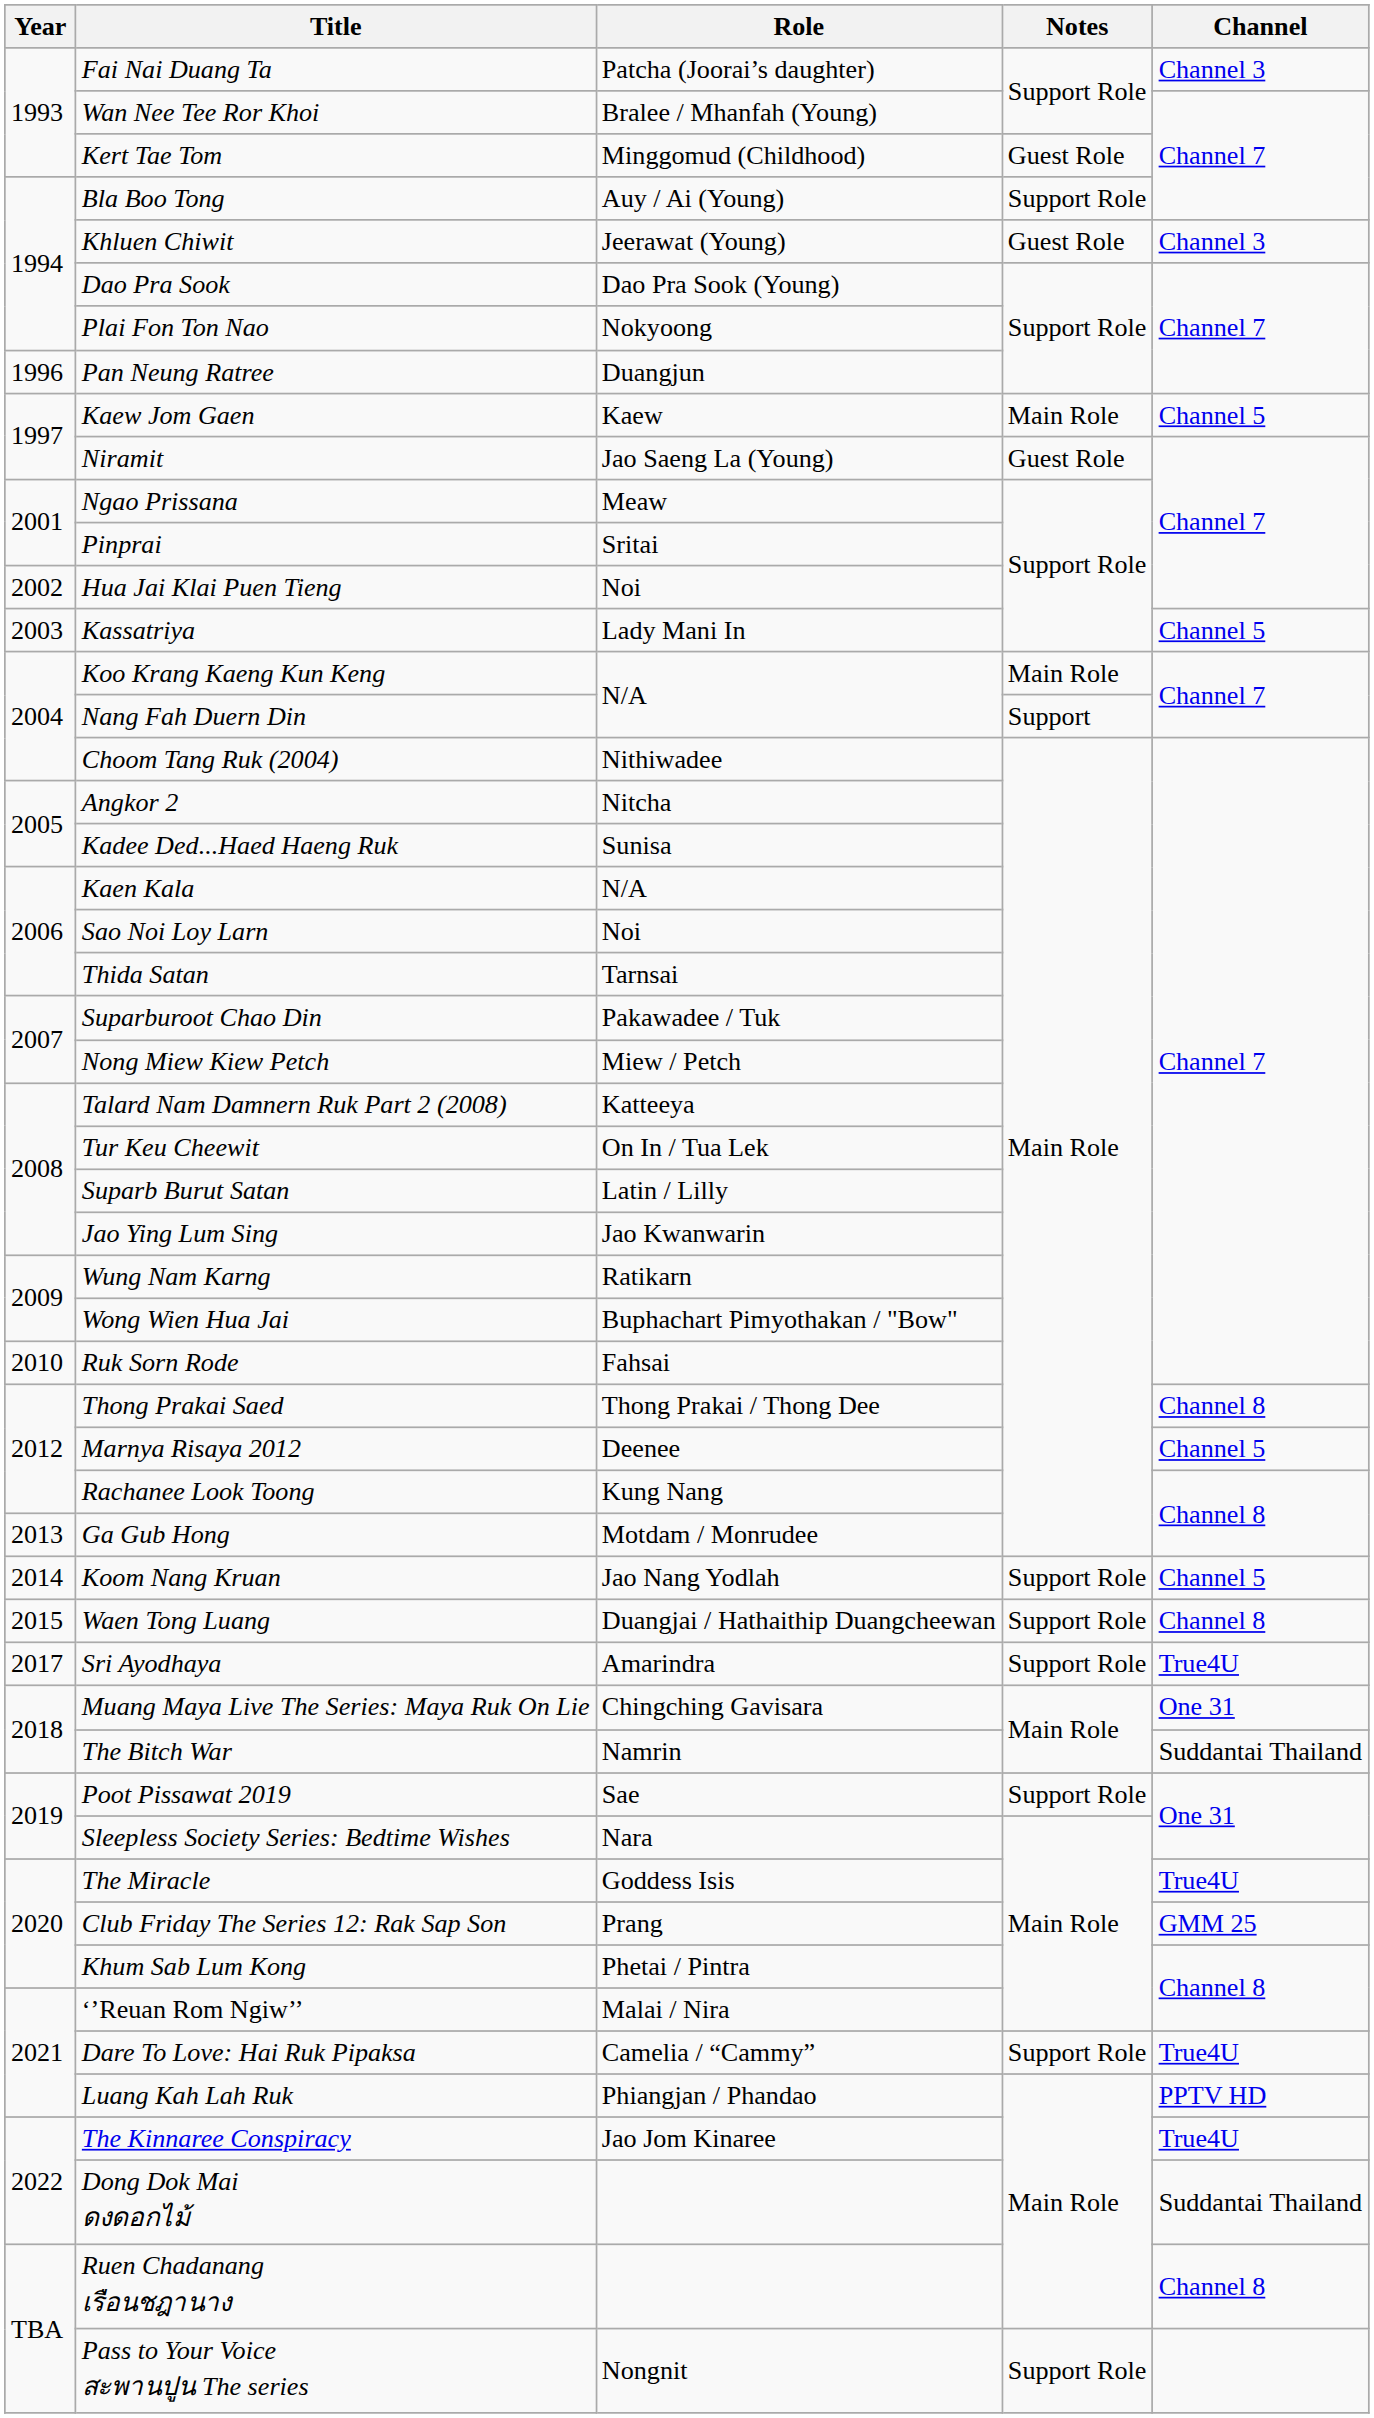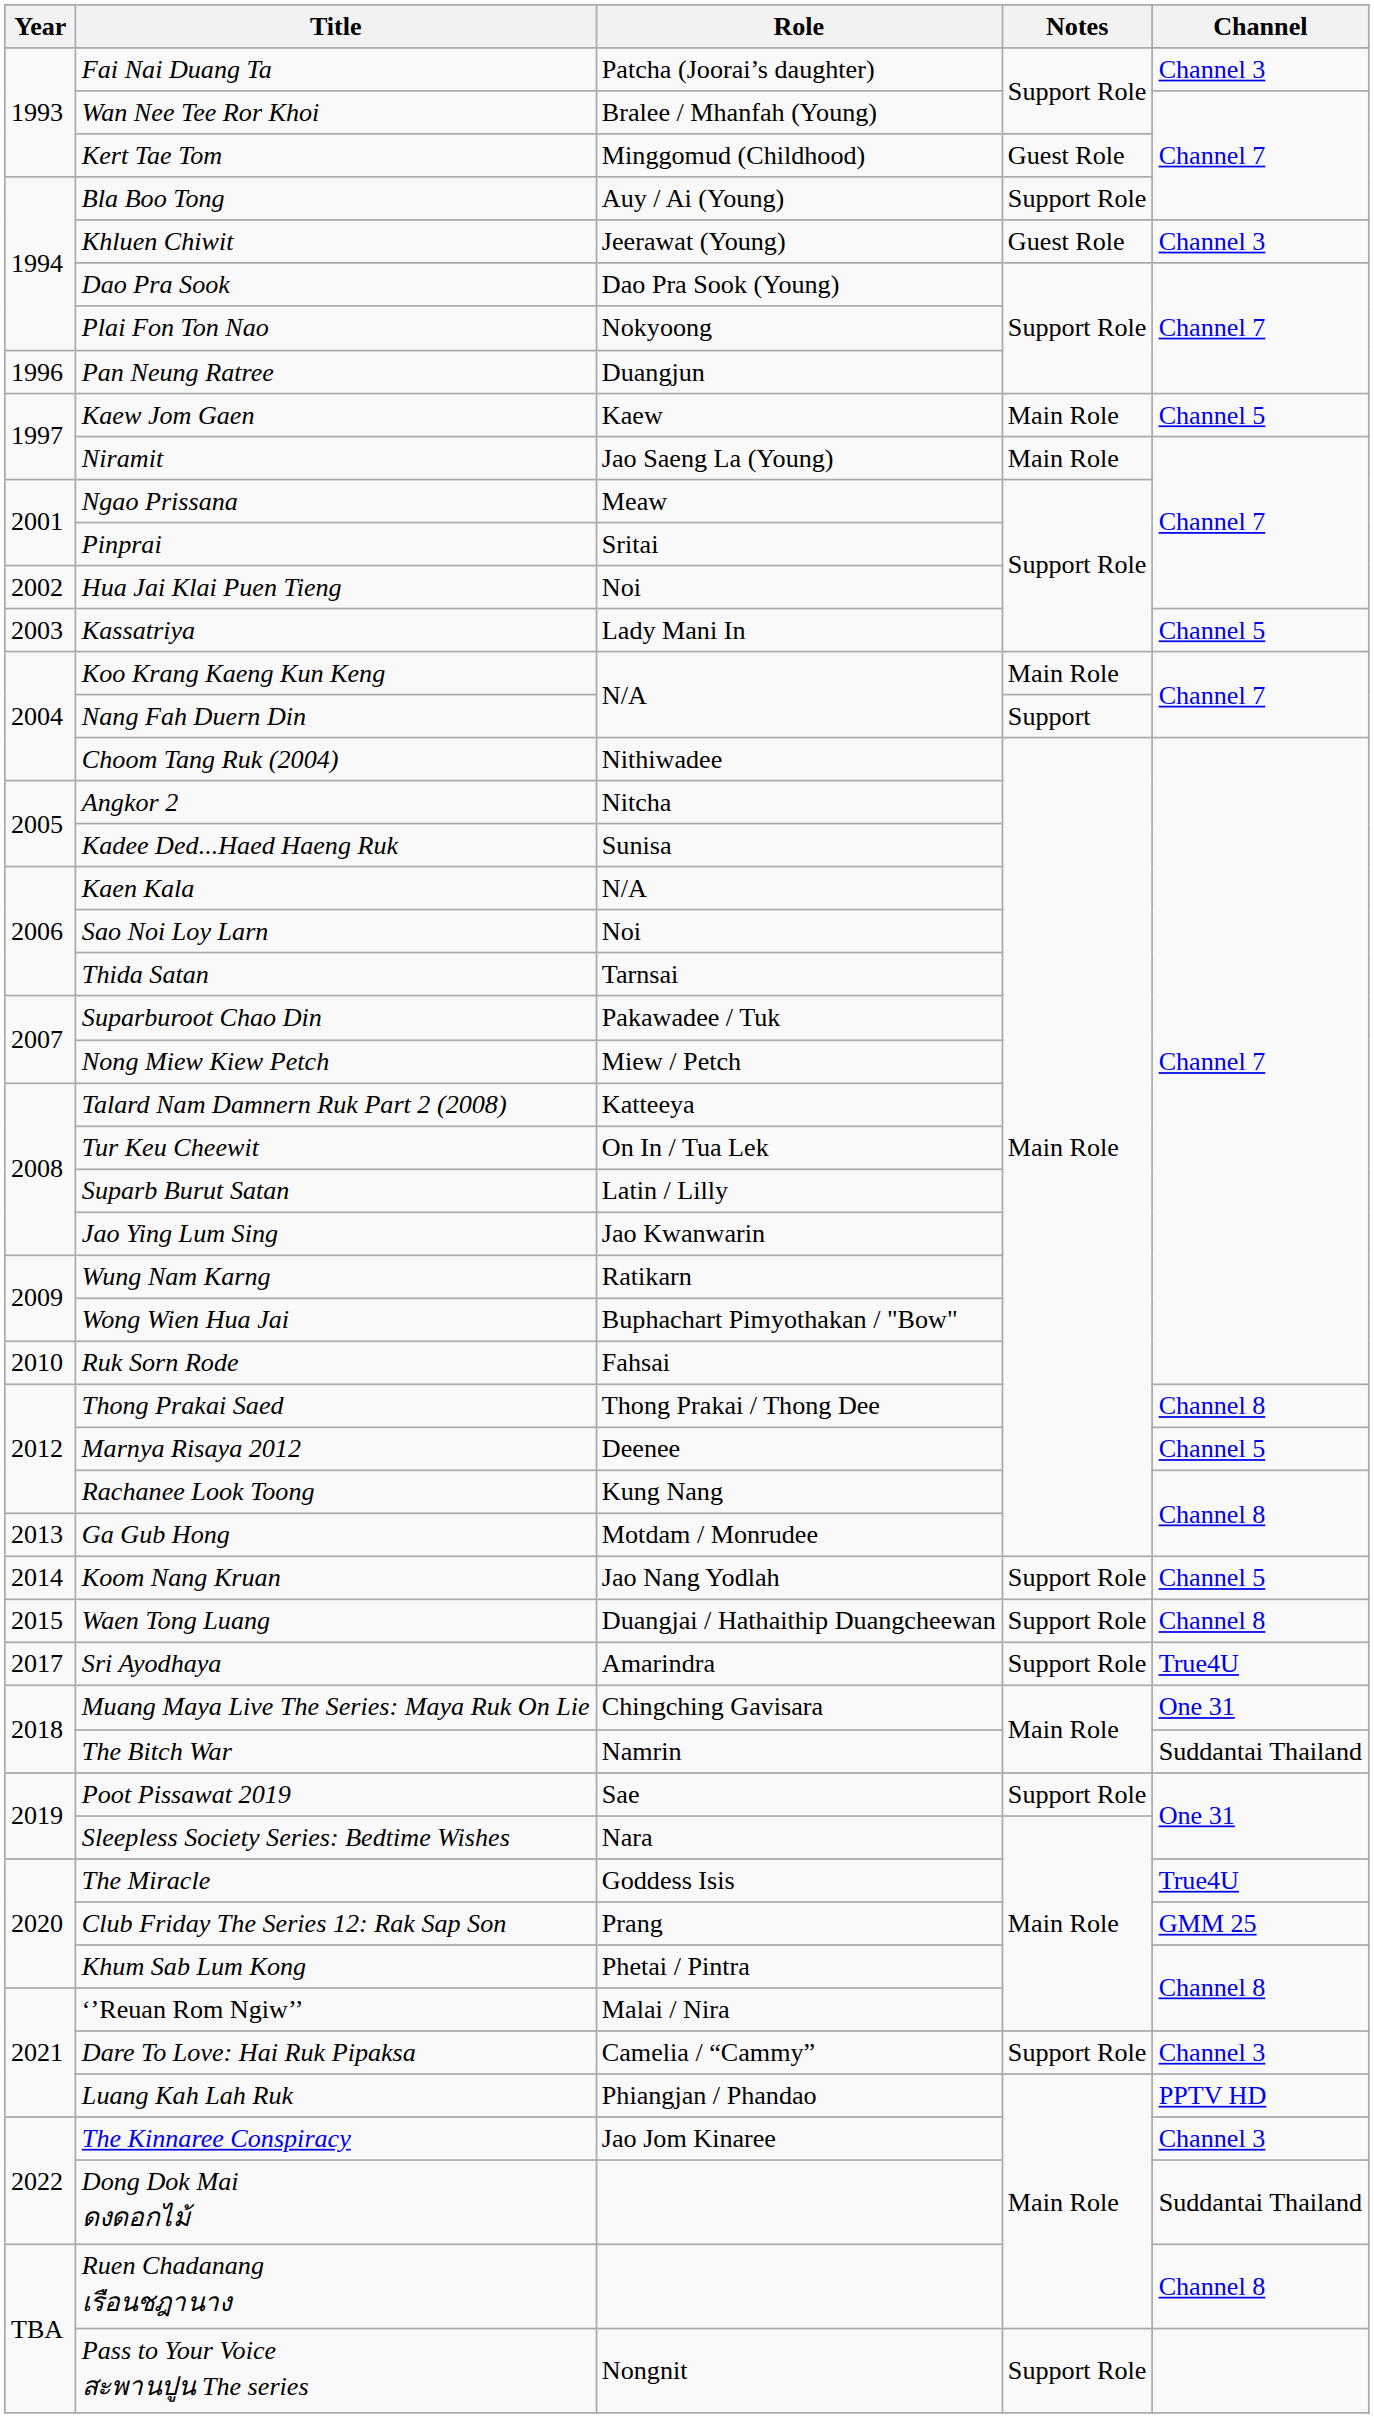(1066, 457) Guest Role -> (1063, 457) Main Role
(1199, 2052) True4U -> (1212, 2052) Channel 3
(1199, 2138) True4U -> (1212, 2138) Channel 3
